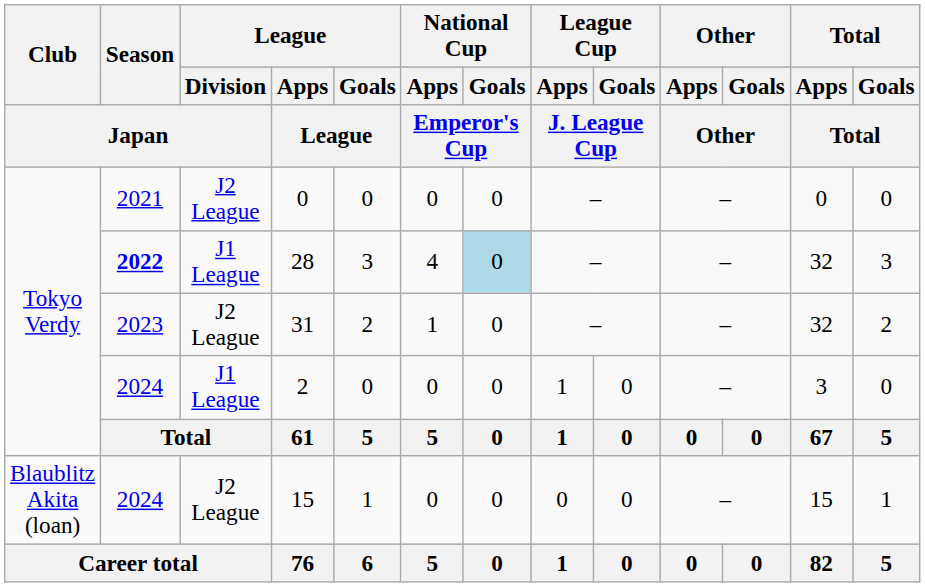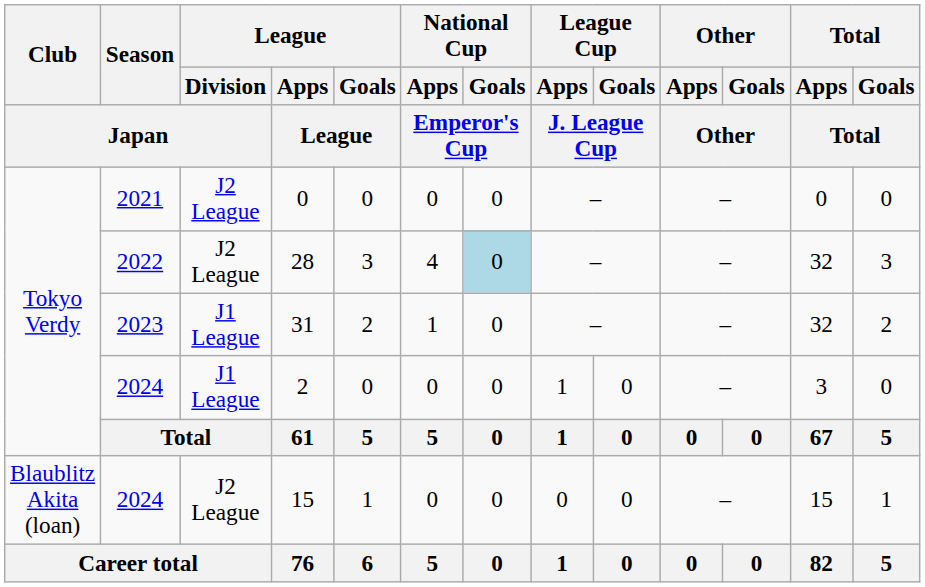(140, 261) bold -> (140, 261) normal
(225, 261) J1 League -> (225, 261) J2 League
(225, 324) J2 League -> (225, 324) J1 League
